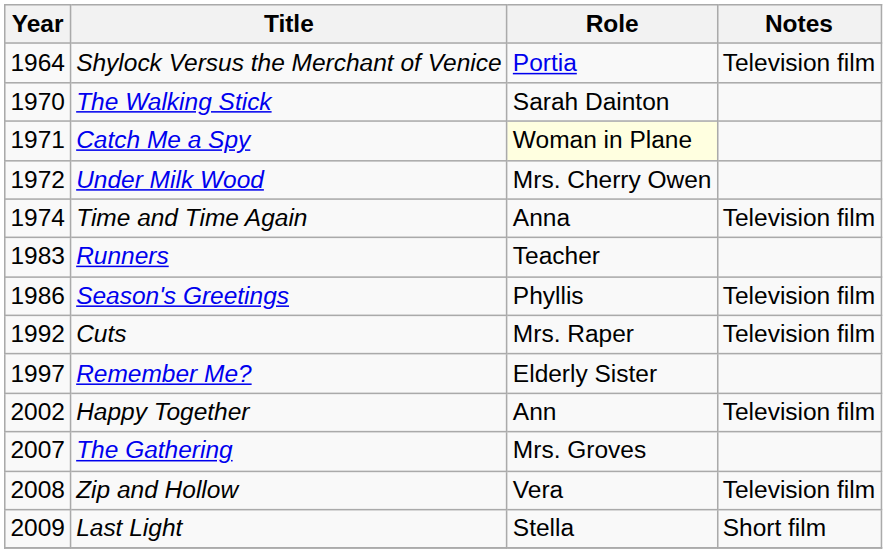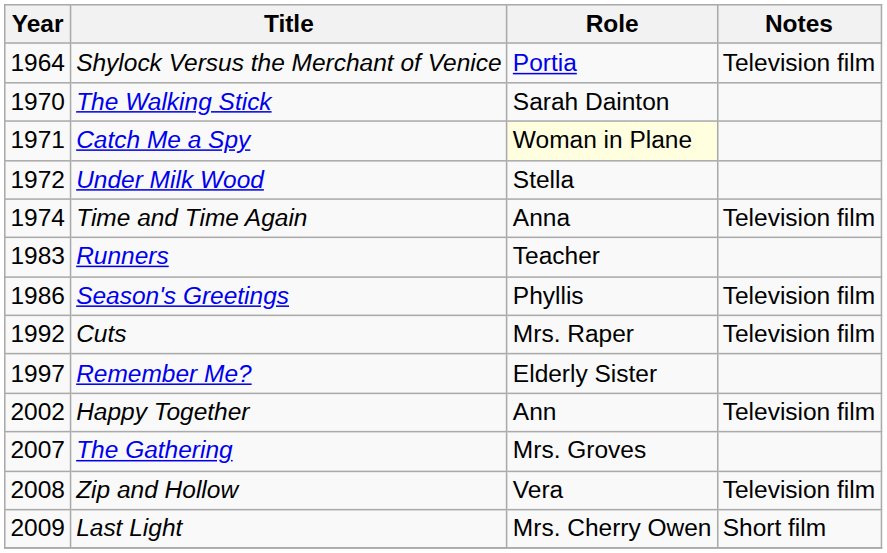(612, 179) Mrs. Cherry Owen -> (543, 179) Stella
(543, 528) Stella -> (612, 528) Mrs. Cherry Owen
